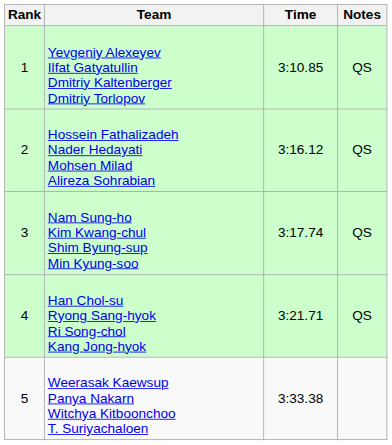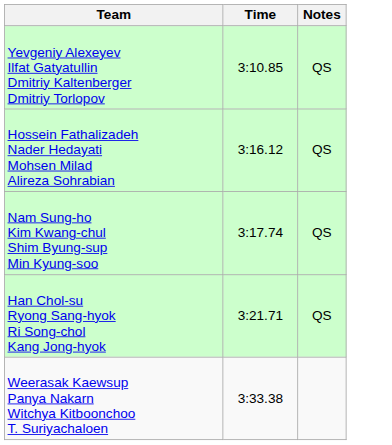- column: (25, 15)
